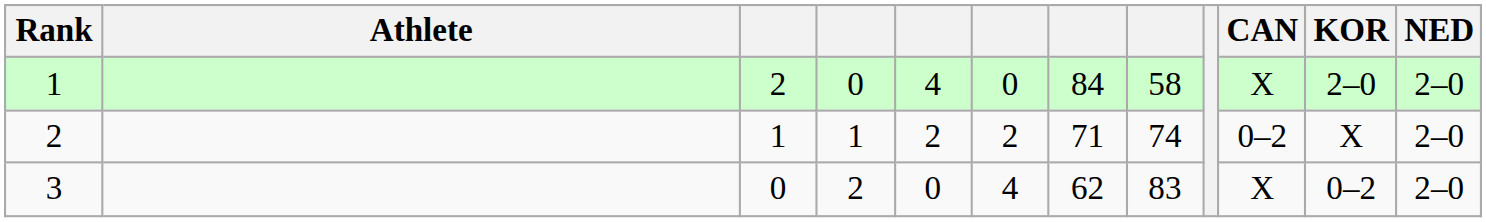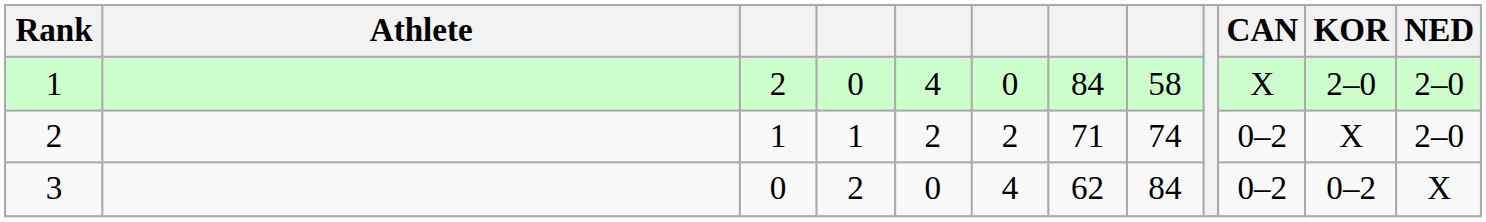(1165, 188) 83 -> (1165, 188) 84
(1262, 188) X -> (1262, 188) 0–2
(1439, 188) 2–0 -> (1439, 188) X
